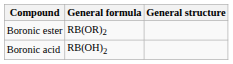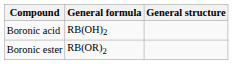rows swapped: (33, 49) <-> (35, 30)
